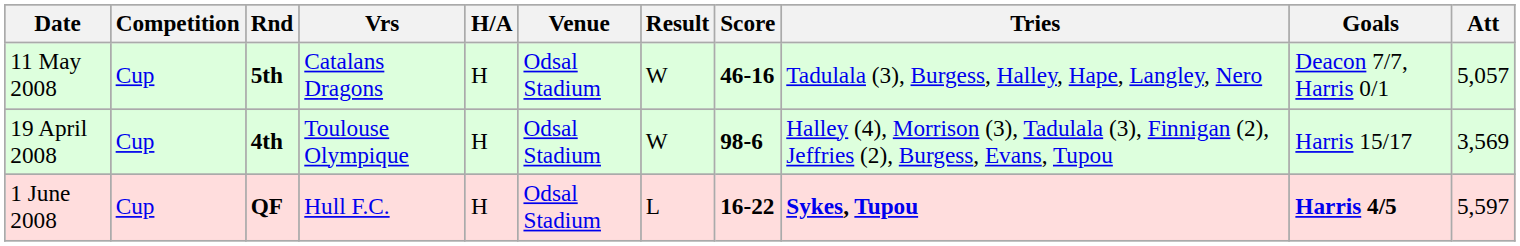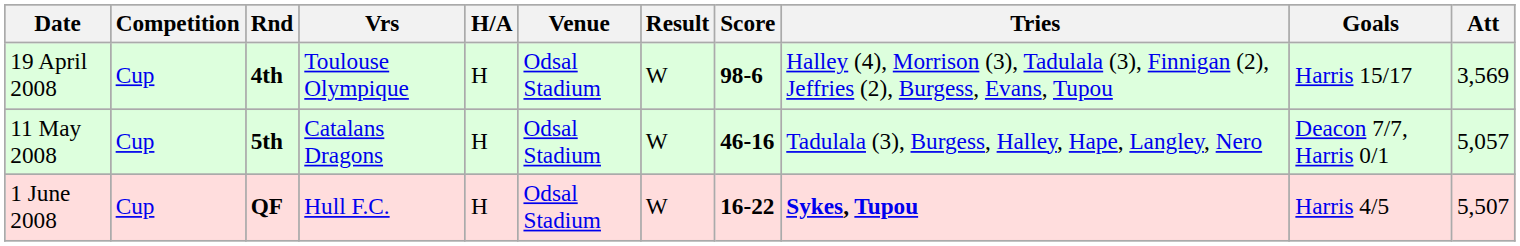rows swapped: (49, 141) <-> (46, 75)
(653, 206) L -> (657, 206) W
(1346, 206) bold -> (1342, 206) normal
(1483, 206) 5,597 -> (1483, 206) 5,507
